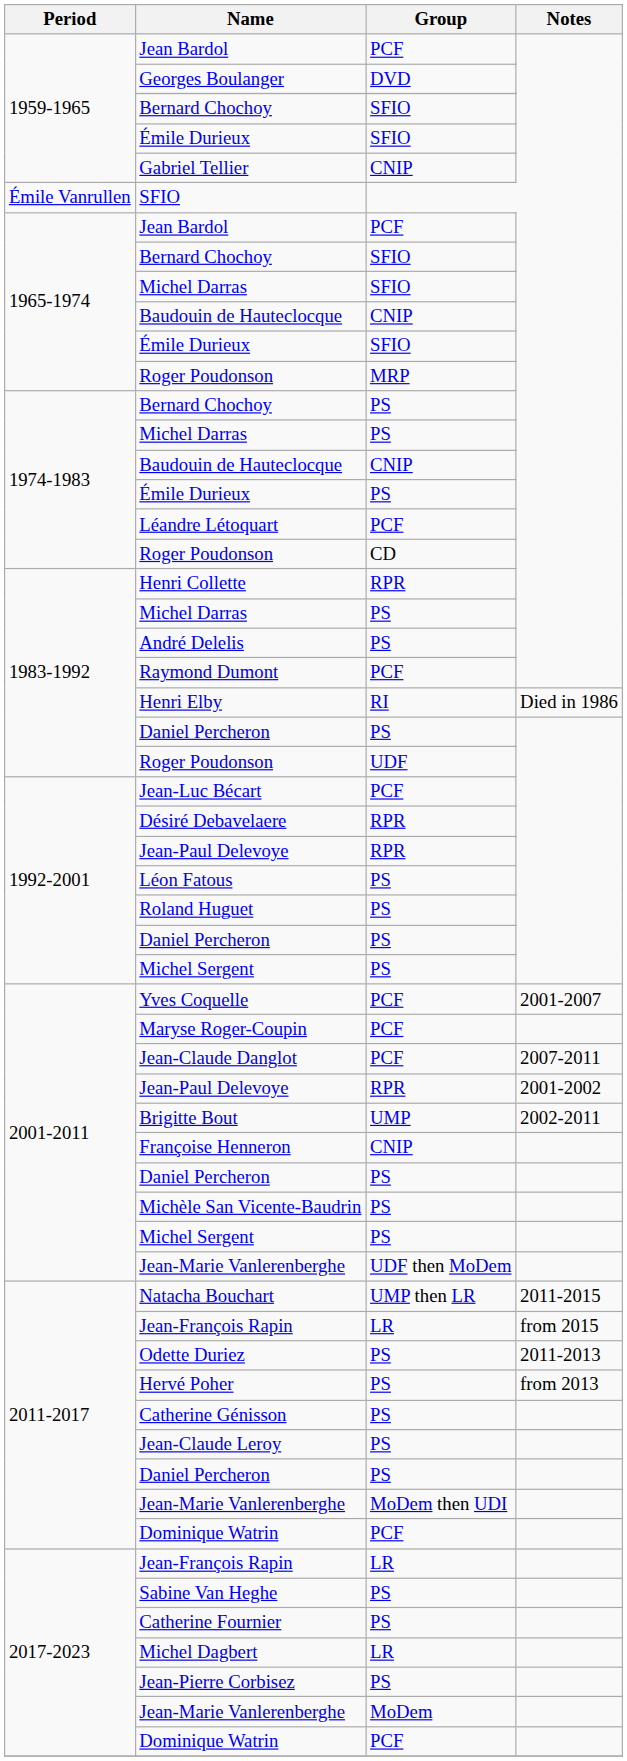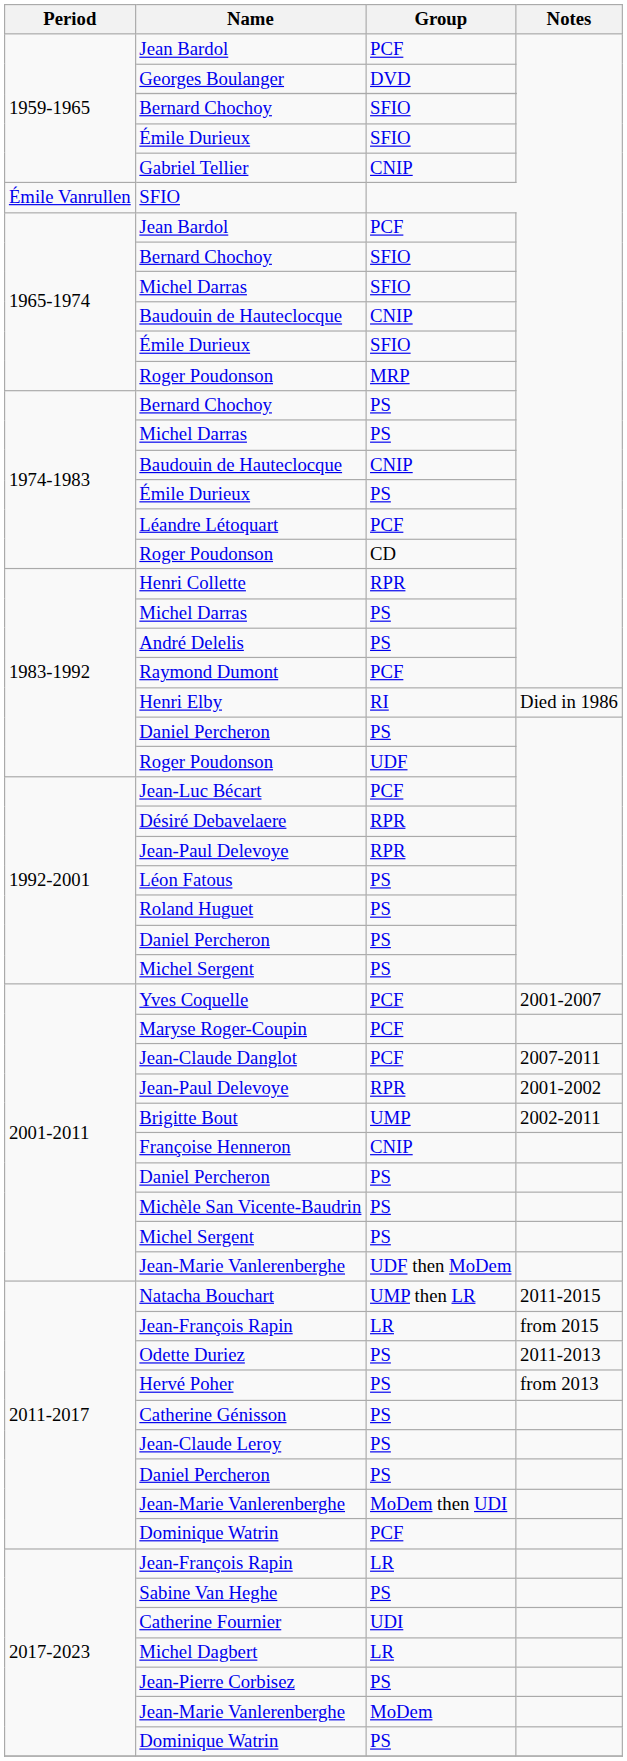(380, 1622) PS -> (387, 1622) UDI
(387, 1741) PCF -> (380, 1741) PS
